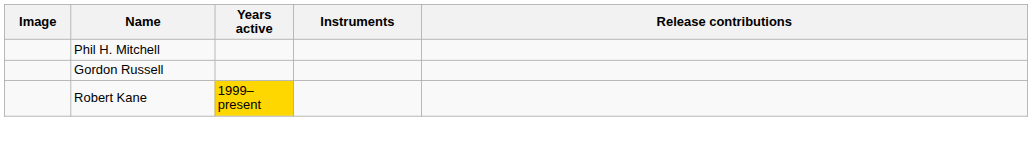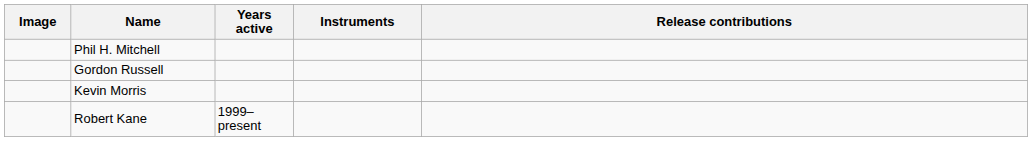+ row: (110, 91)
(239, 98) gold background -> (239, 118) no background
